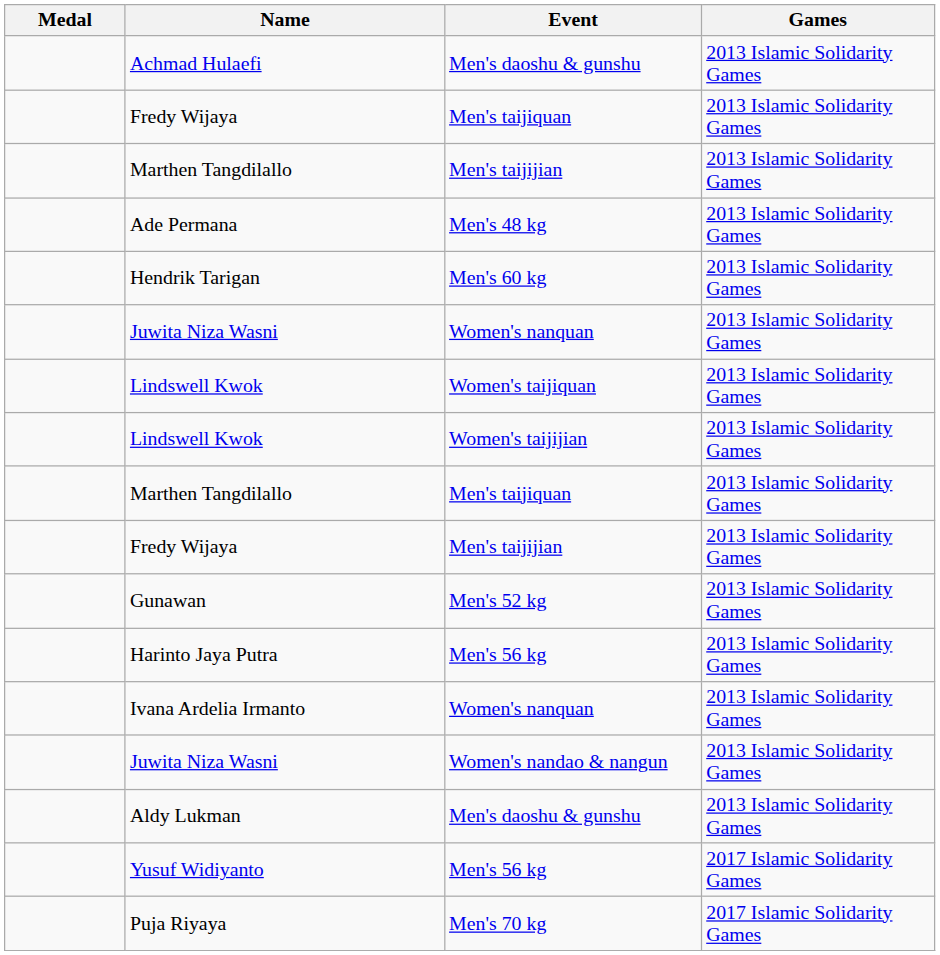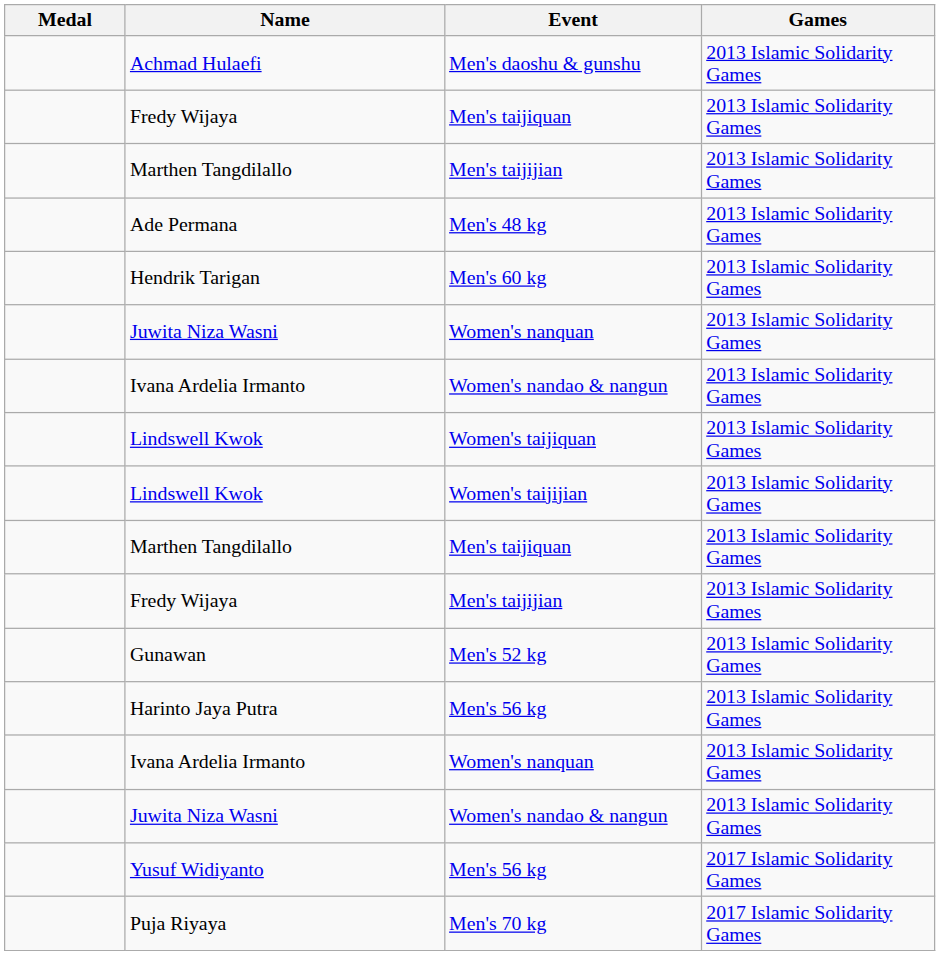+ row: (218, 385)
- row: (185, 815)
